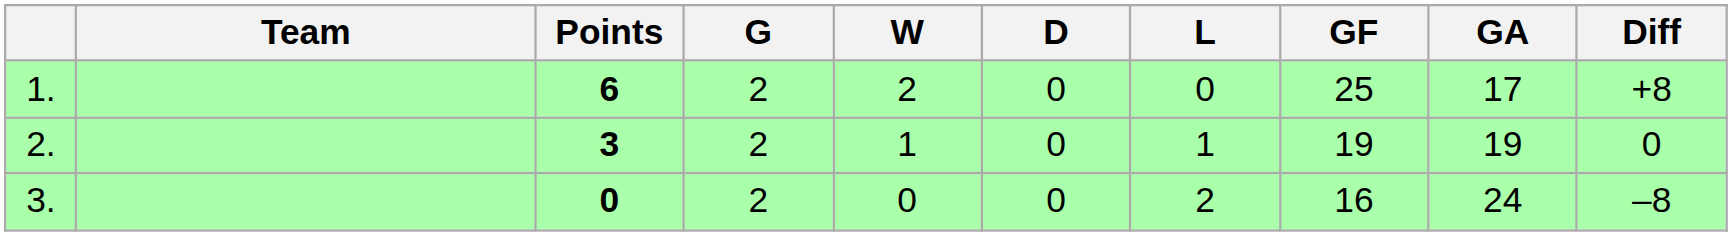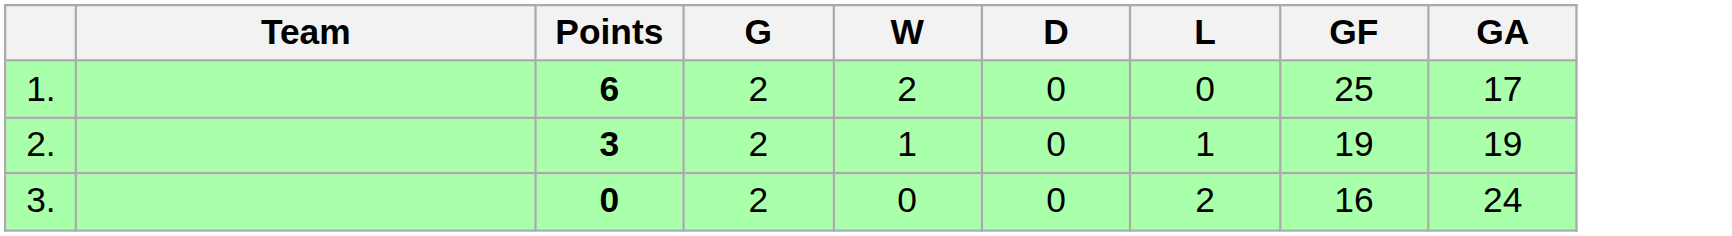- column: (1652, 32)
